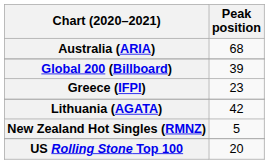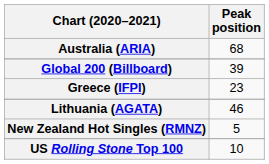(236, 108) 42 -> (236, 108) 46
(236, 149) 20 -> (236, 149) 10
